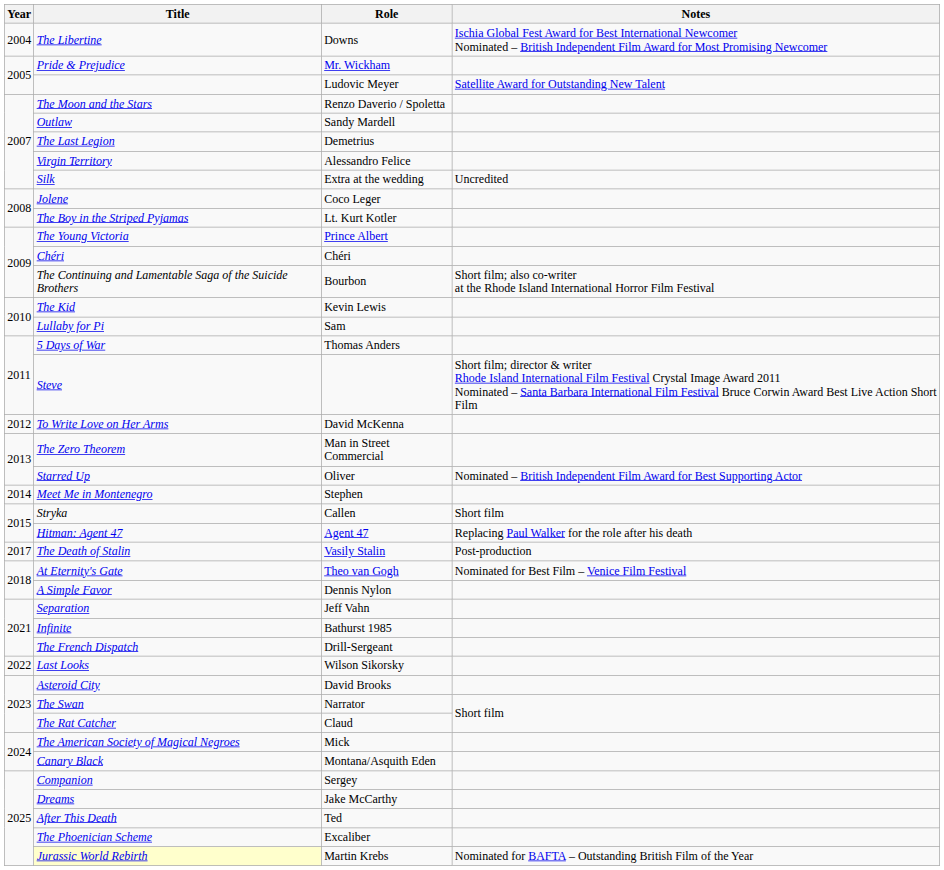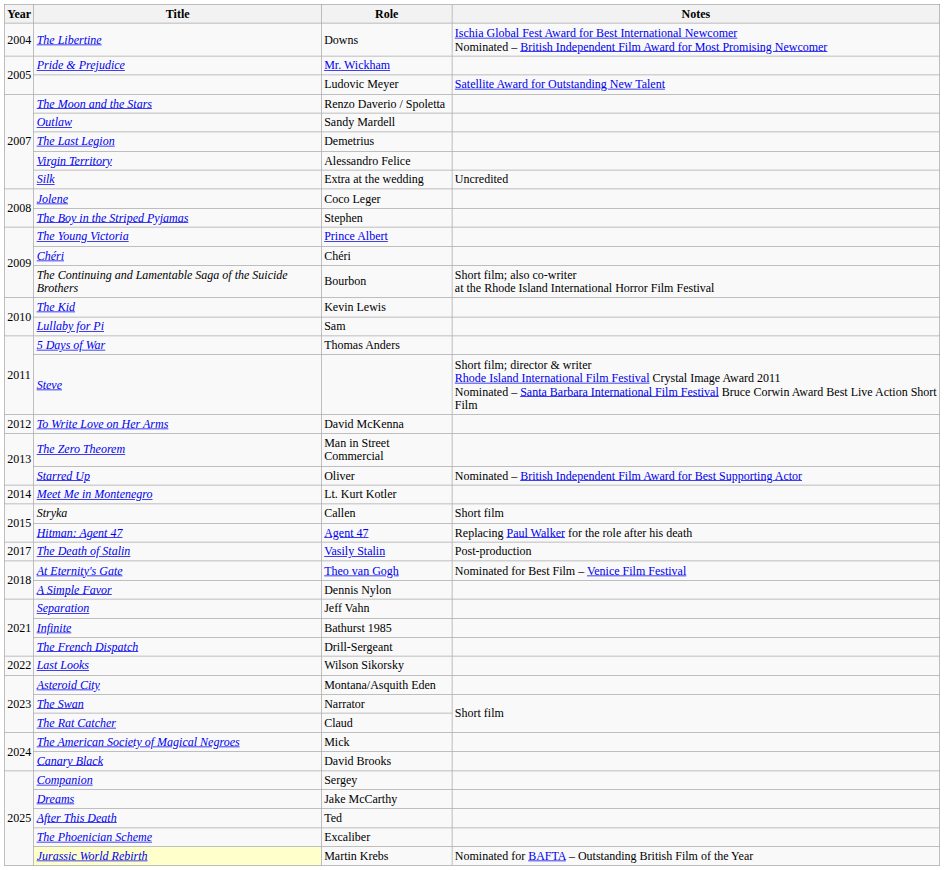(360, 217) Lt. Kurt Kotler -> (343, 217) Stephen
(343, 494) Stephen -> (360, 494) Lt. Kurt Kotler
(358, 684) David Brooks -> (380, 684) Montana/Asquith Eden
(380, 761) Montana/Asquith Eden -> (358, 761) David Brooks
